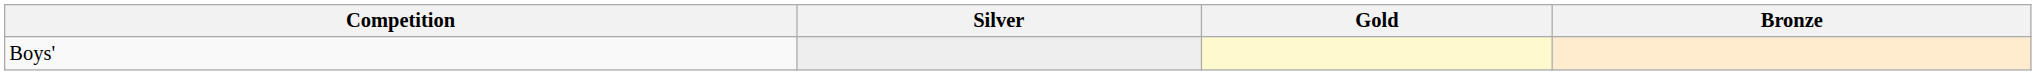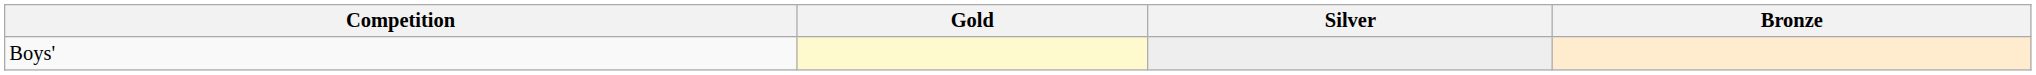columns swapped: (1377, 20) <-> (999, 20)
